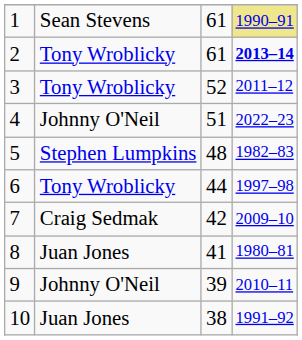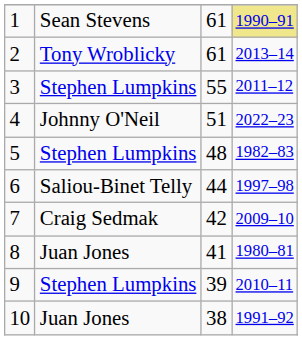(265, 53) bold -> (265, 53) normal
(108, 86) Tony Wroblicky -> (118, 86) Stephen Lumpkins
(216, 86) 52 -> (216, 86) 55
(108, 185) Tony Wroblicky -> (116, 185) Saliou-Binet Telly
(100, 284) Johnny O'Neil -> (118, 284) Stephen Lumpkins
